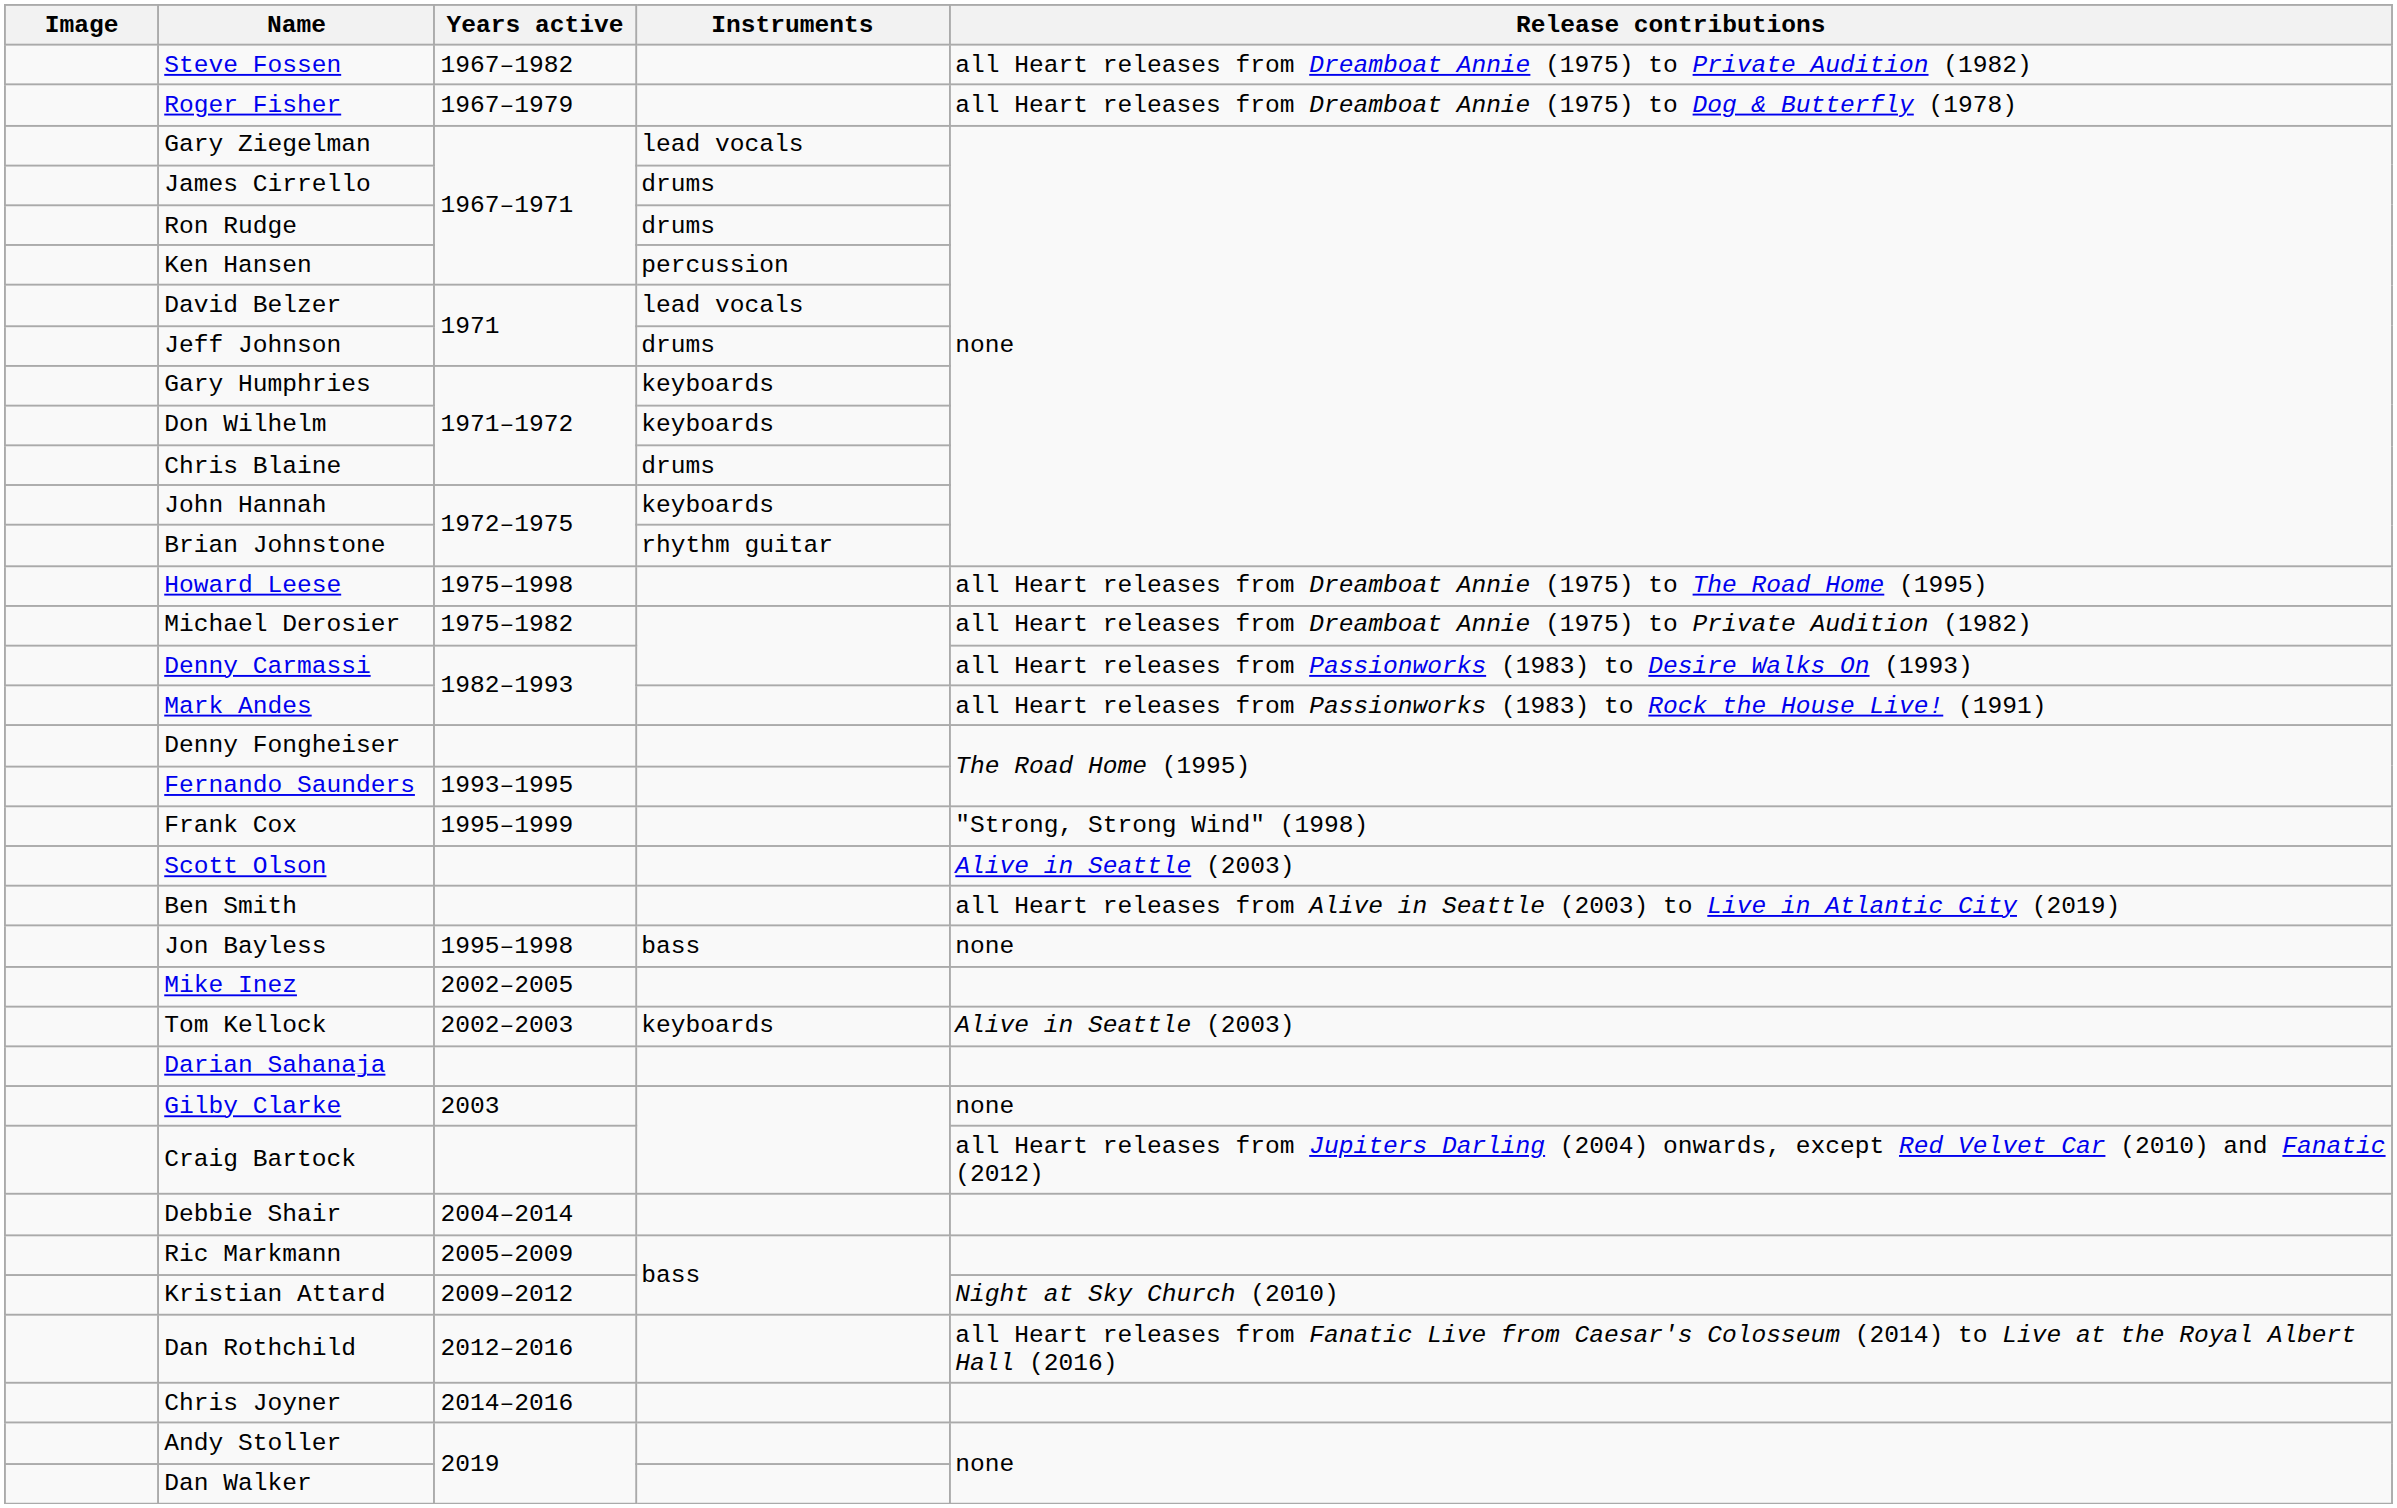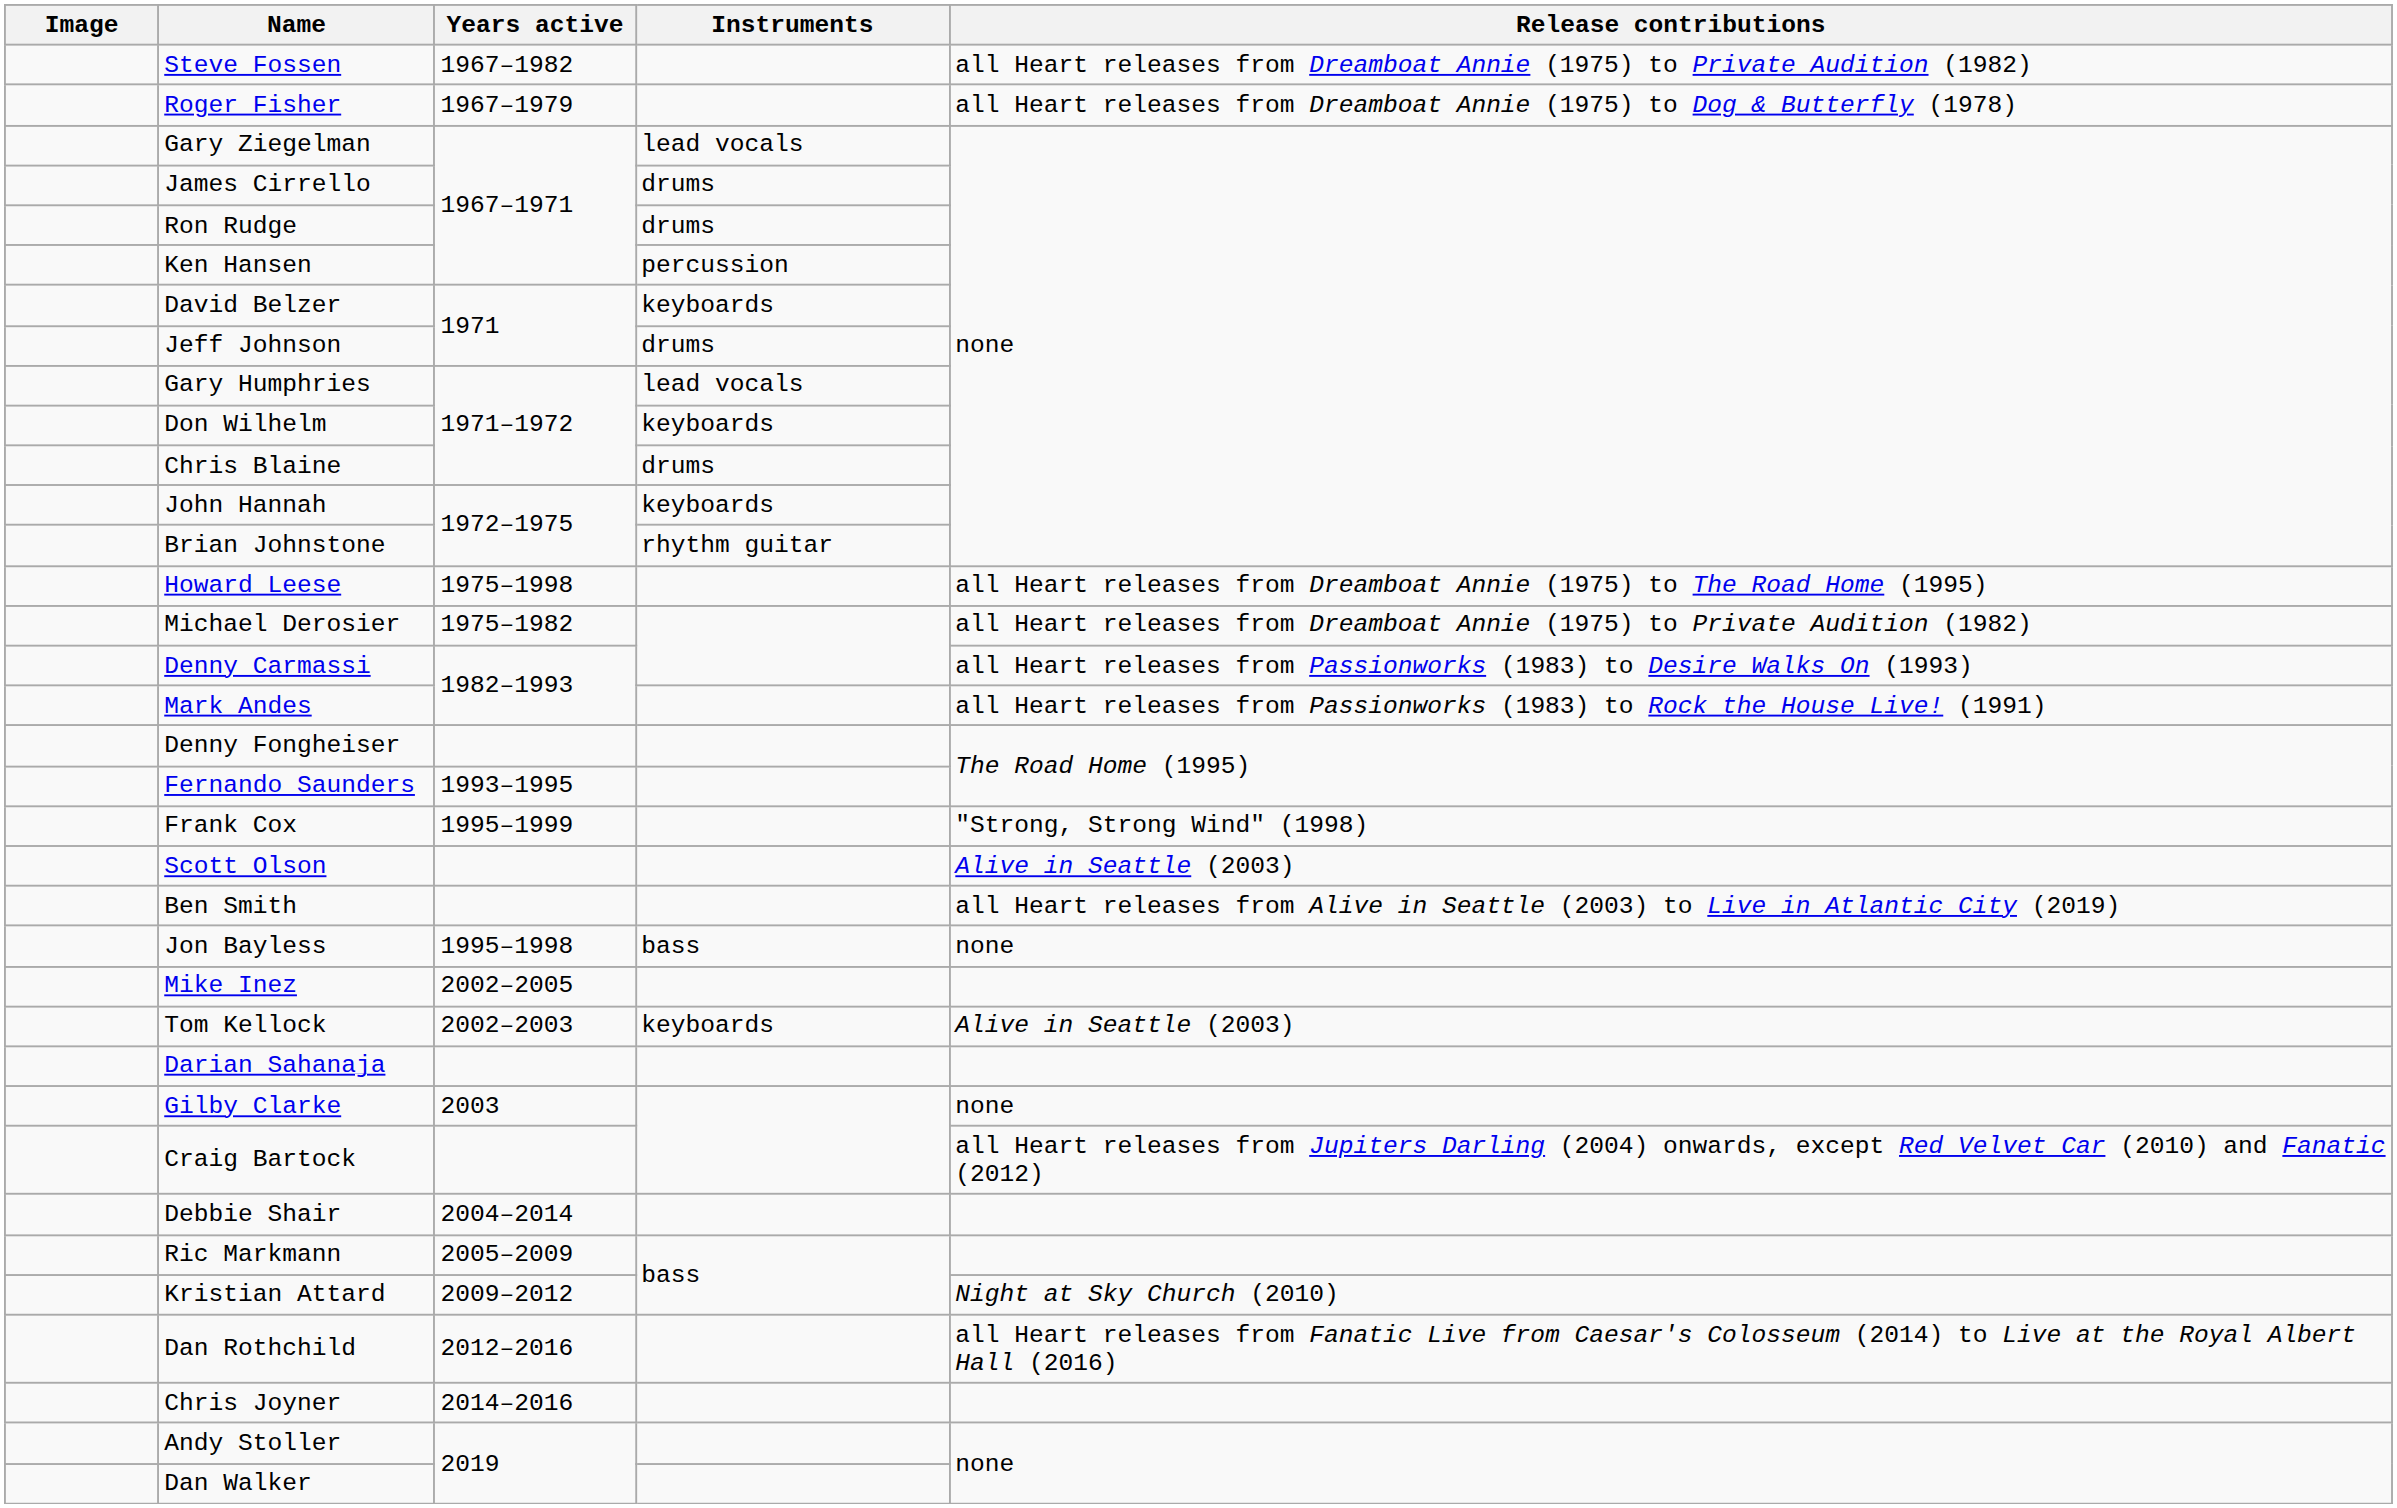(722, 305) lead vocals -> (708, 305) keyboards
(708, 385) keyboards -> (722, 385) lead vocals
